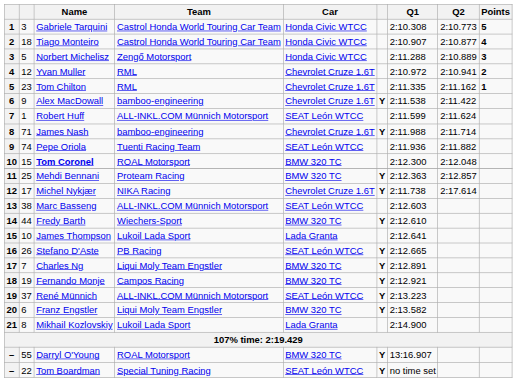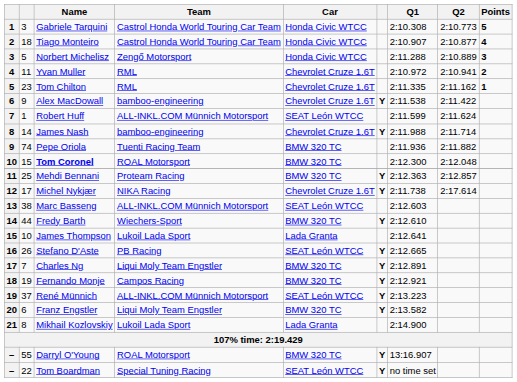(27, 72) 12 -> (26, 72) 11
(27, 131) 71 -> (27, 131) 14
(324, 146) SEAT León WTCC -> (313, 146) BMW 320 TC
